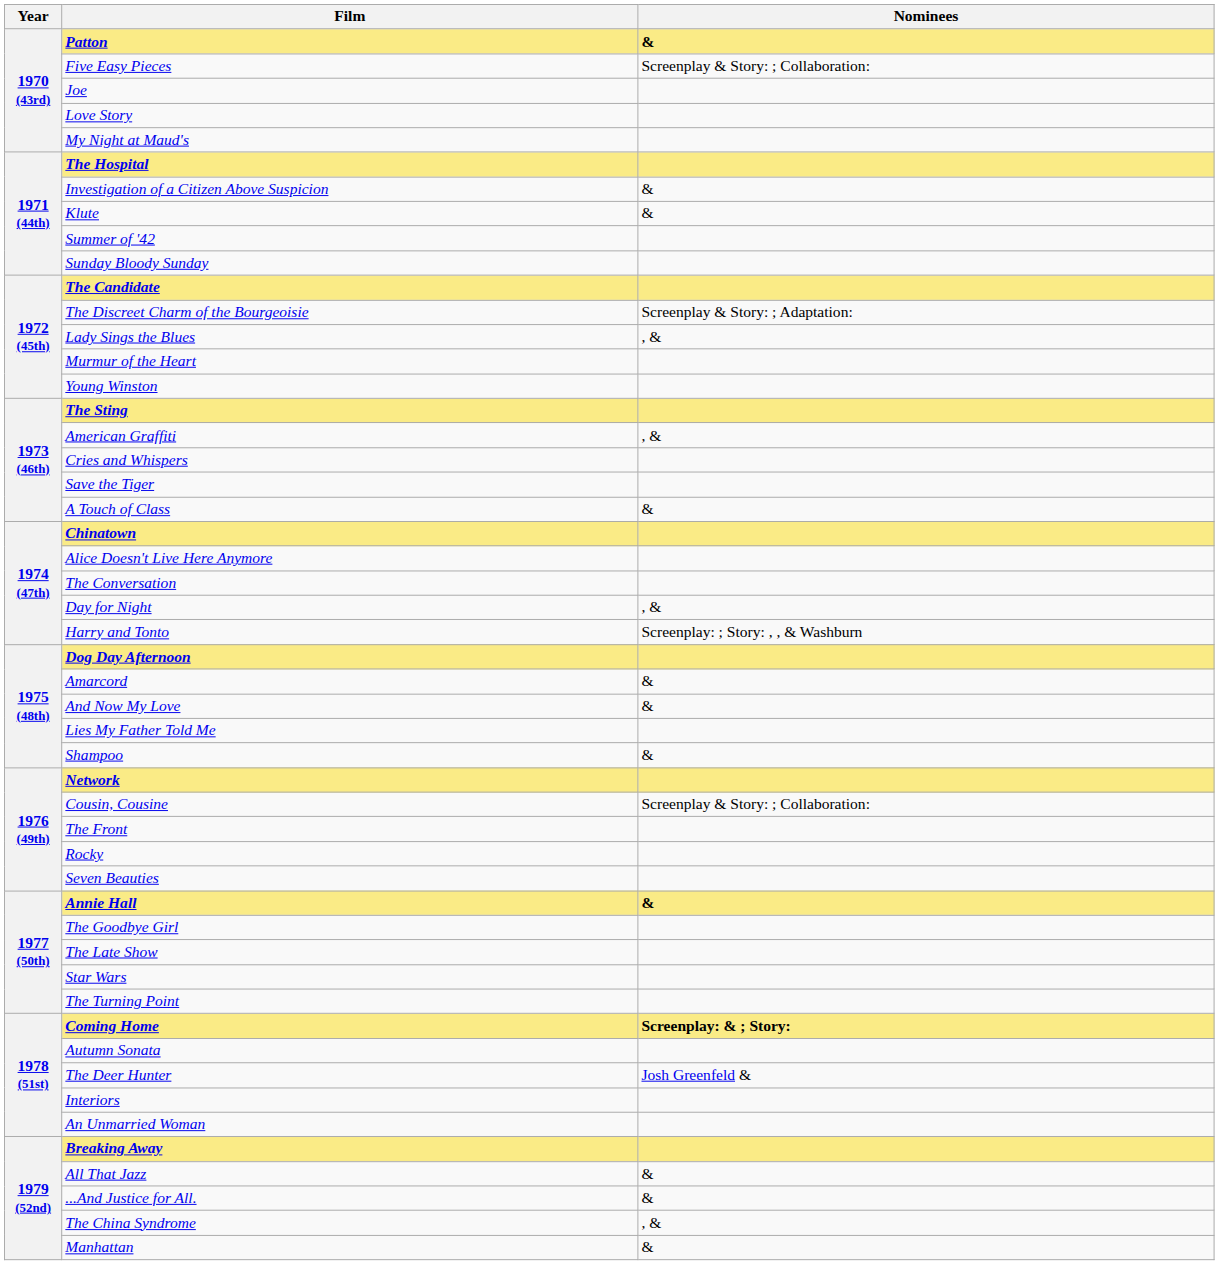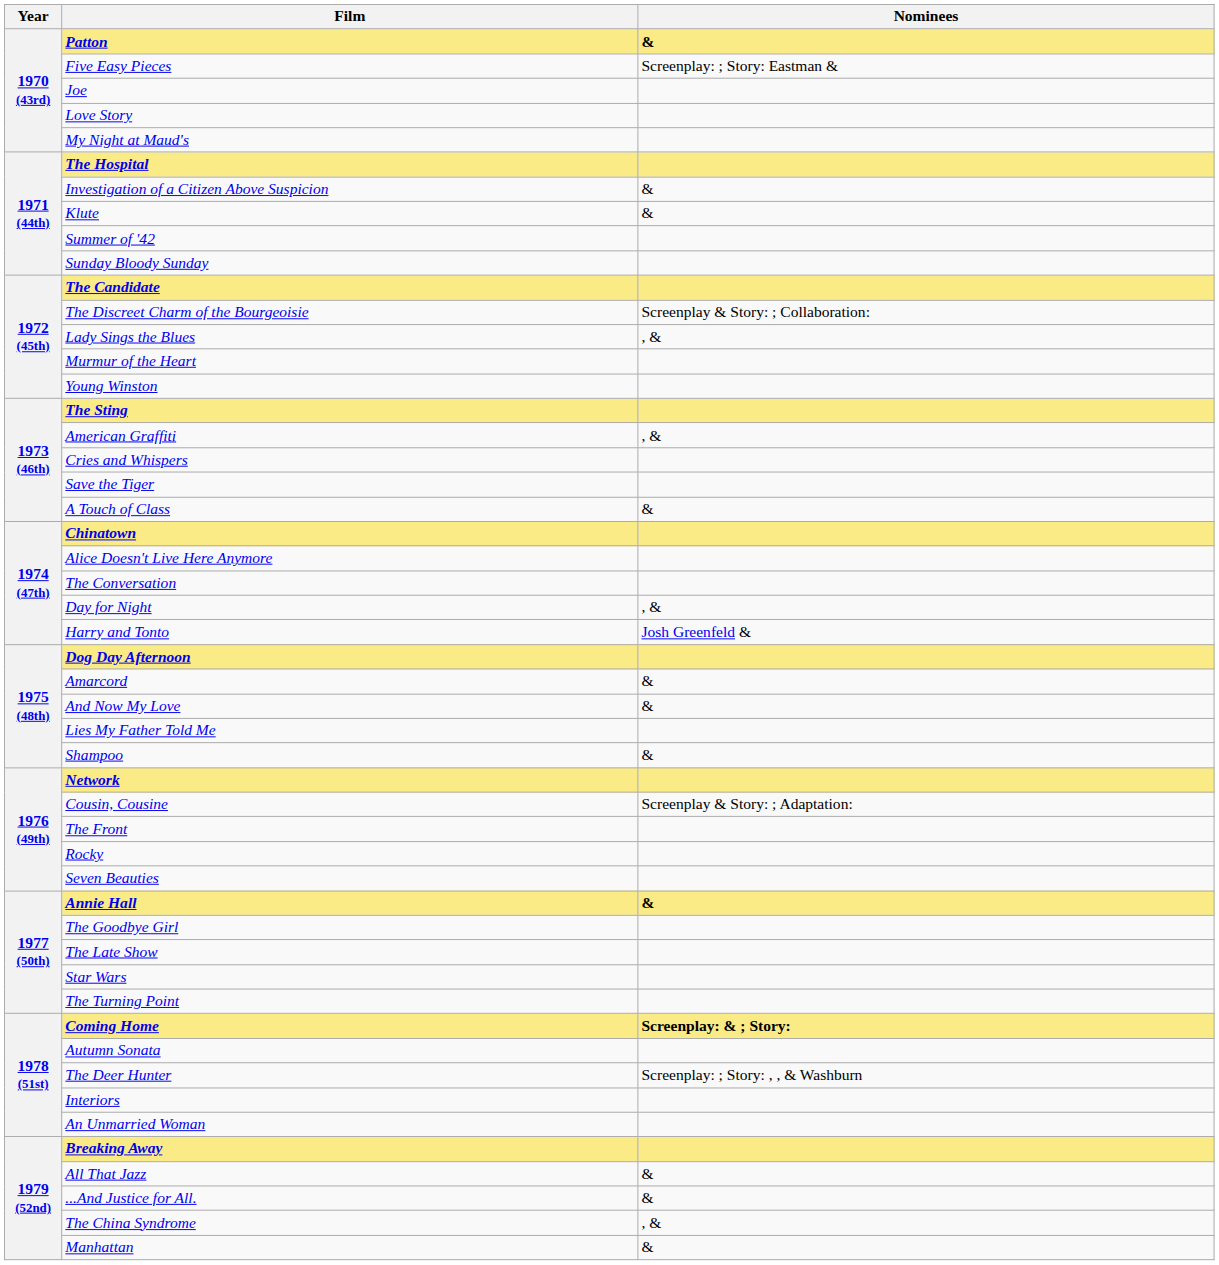(756, 66) Screenplay & Story: ; Collaboration: -> (740, 66) Screenplay: ; Story: Eastman &
(747, 312) Screenplay & Story: ; Adaptation: -> (756, 312) Screenplay & Story: ; Collaboration:
(752, 632) Screenplay: ; Story: , , & Washburn -> (696, 632) Josh Greenfeld &
(756, 804) Screenplay & Story: ; Collaboration: -> (747, 804) Screenplay & Story: ; Adaptation:
(696, 1075) Josh Greenfeld & -> (752, 1075) Screenplay: ; Story: , , & Washburn
